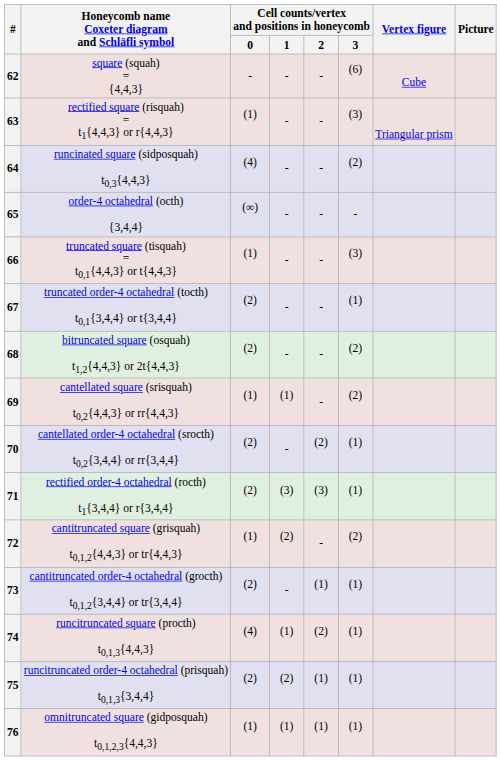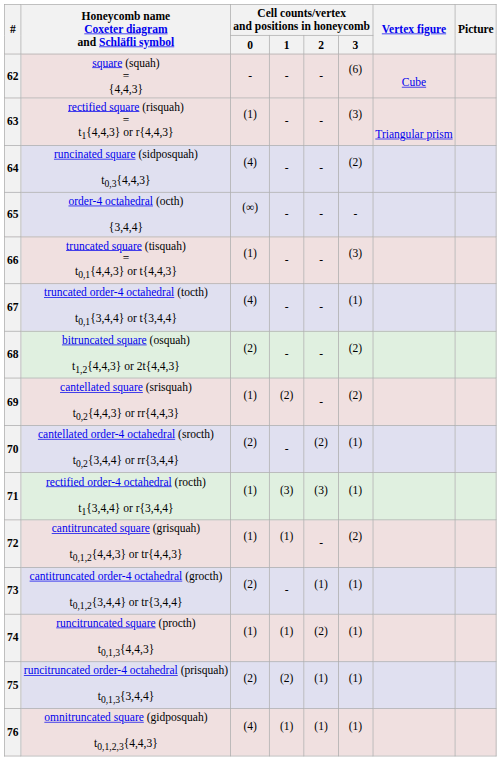(250, 301) (2) -> (250, 301) (4)
(287, 395) (1) -> (287, 395) (2)
(250, 489) (2) -> (250, 489) (1)
(287, 537) (2) -> (287, 537) (1)
(250, 631) (4) -> (250, 631) (1)
(250, 725) (1) -> (250, 725) (4)
